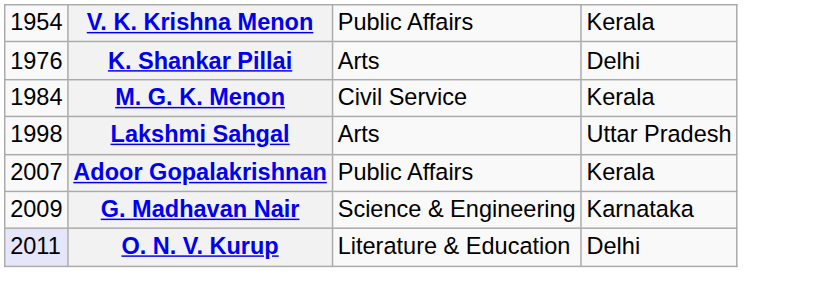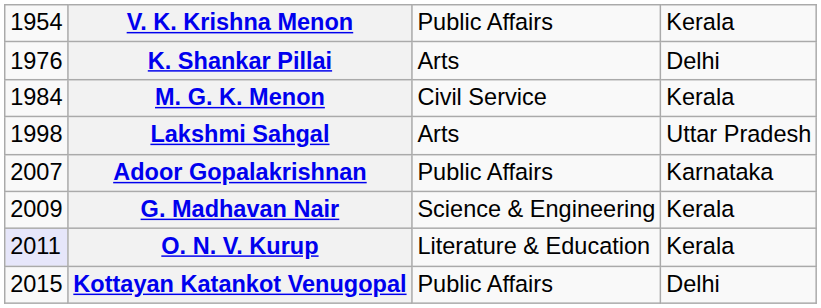(621, 172) Kerala -> (720, 172) Karnataka
(640, 209) Karnataka -> (700, 209) Kerala
(613, 246) Delhi -> (700, 246) Kerala
+ row: (240, 284)
